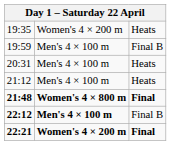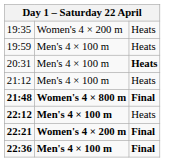(147, 47) Final B -> (143, 47) Heats
(143, 64) normal -> (144, 64) bold
(147, 115) Final B -> (143, 115) Heats
+ row: (19, 149)
